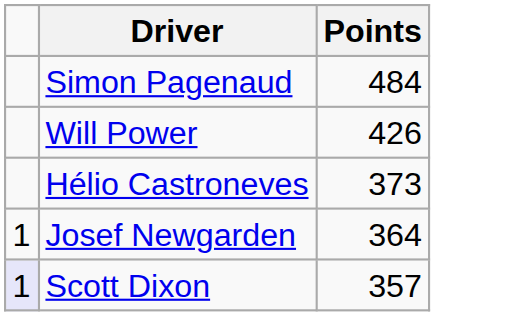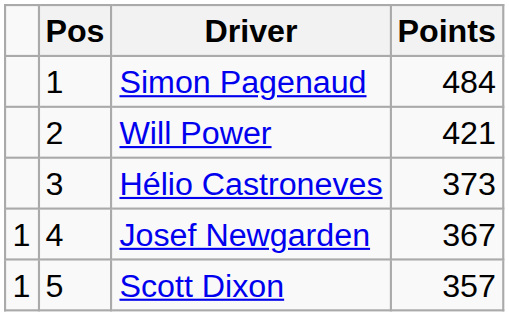+ column: (75, 31)
(395, 133) 426 -> (469, 133) 421
(395, 235) 364 -> (469, 235) 367
(22, 286) lavender background -> (22, 286) no background
